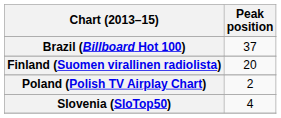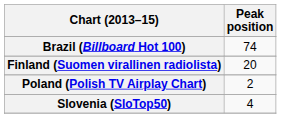(250, 46) 37 -> (250, 46) 74
